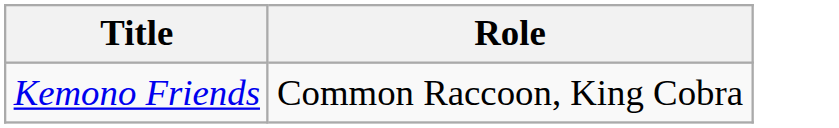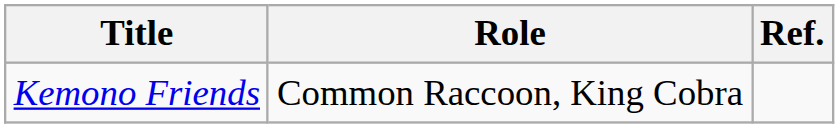+ column: (792, 33)
